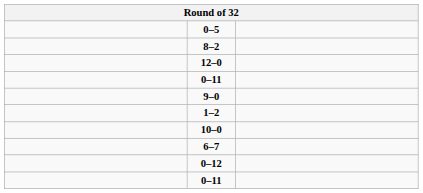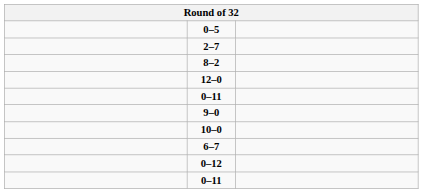+ row: (96, 46)
- row: (96, 113)
